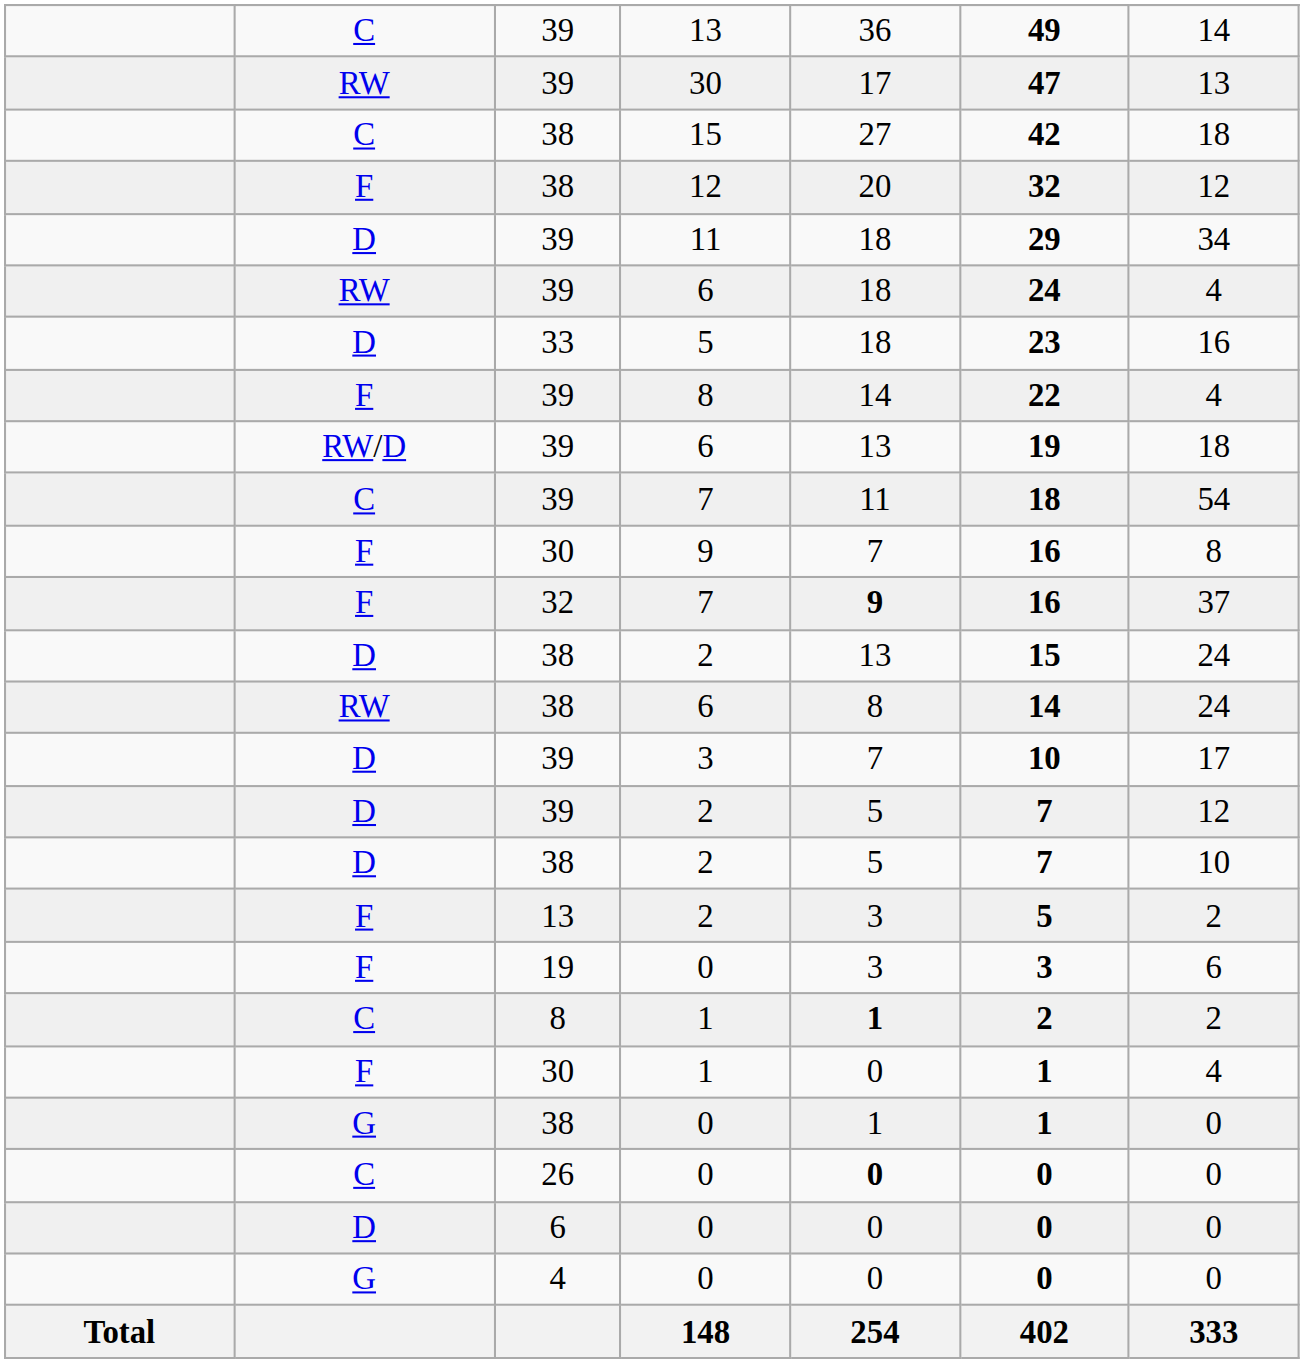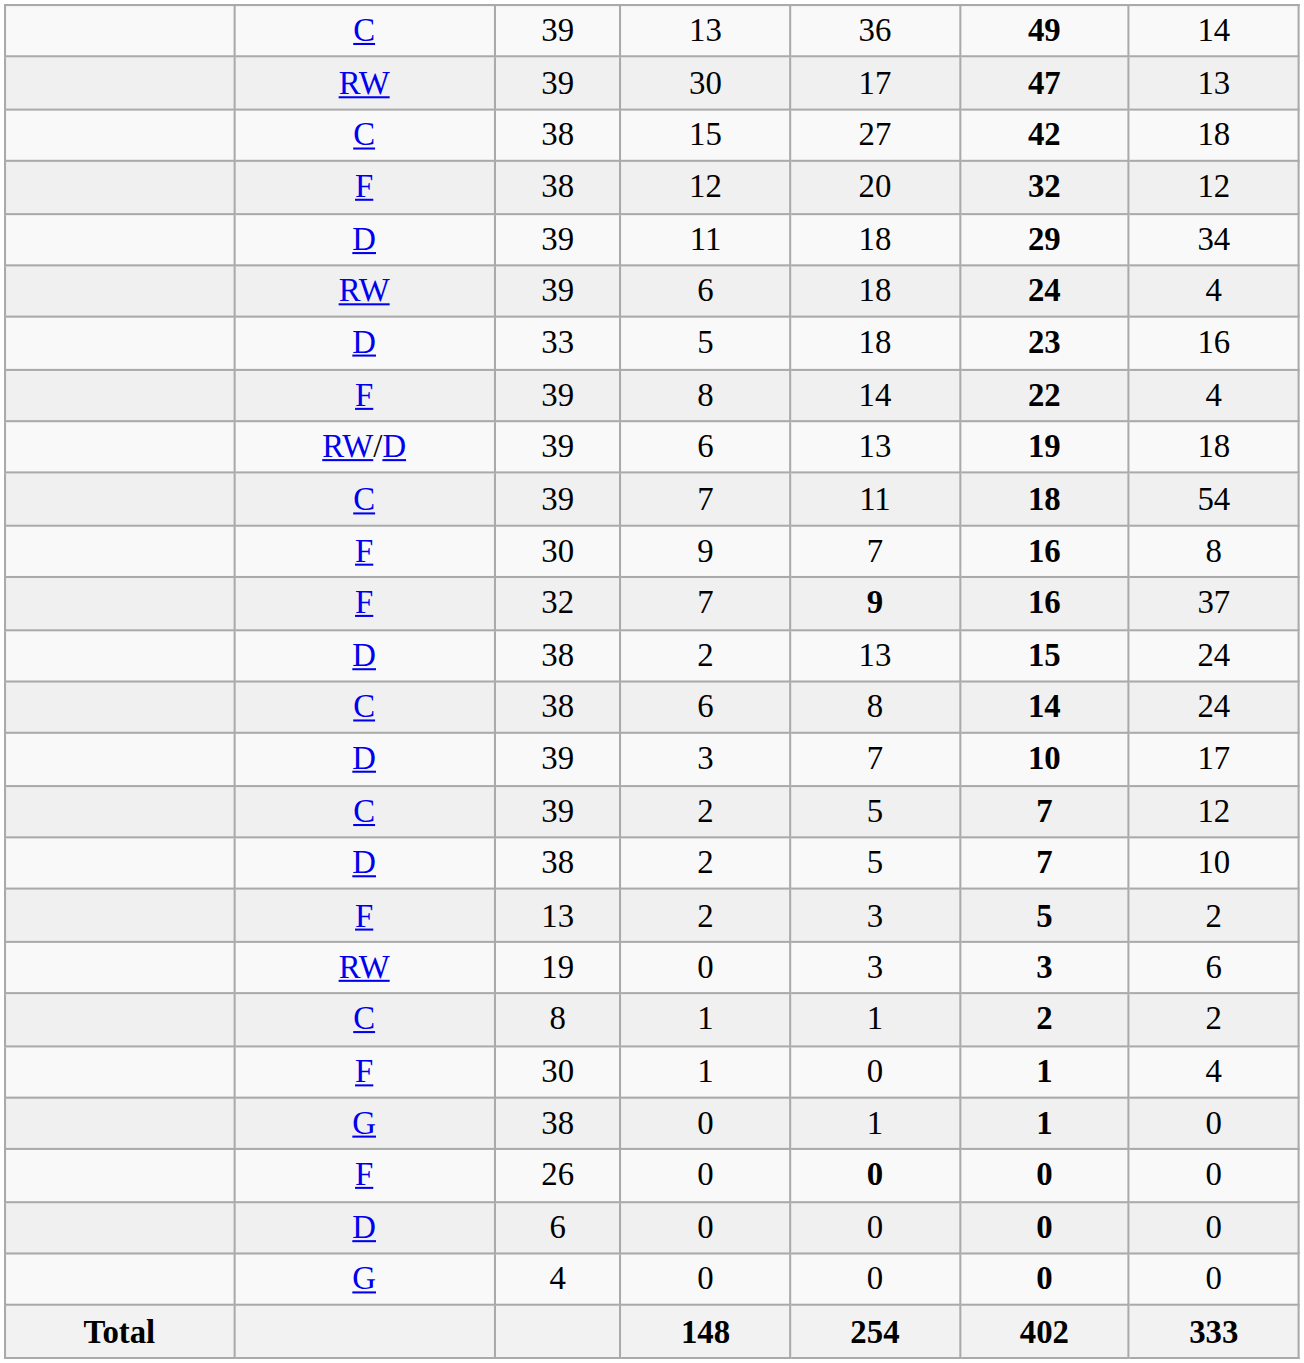(364, 706) RW -> (364, 706) C
(364, 810) D -> (364, 810) C
(364, 966) F -> (364, 966) RW
(875, 1018) bold -> (875, 1018) normal
(364, 1174) C -> (364, 1174) F
